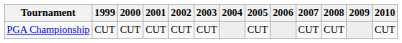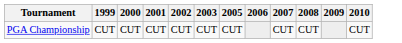- column: (232, 13)
